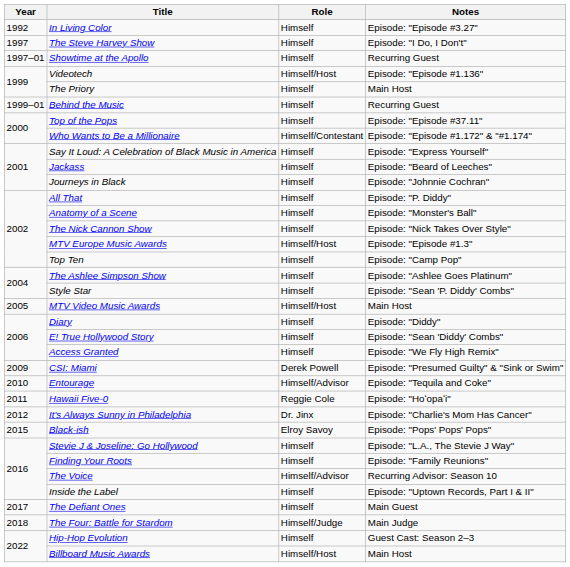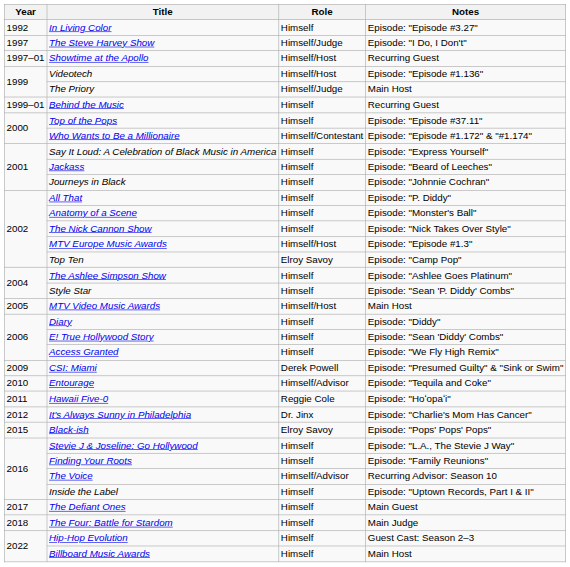(297, 43) Himself -> (312, 43) Himself/Judge
(297, 58) Himself -> (309, 58) Himself/Host
(297, 89) Himself -> (312, 89) Himself/Judge
(297, 259) Himself -> (307, 259) Elroy Savoy
(312, 523) Himself/Judge -> (297, 523) Himself
(309, 553) Himself/Host -> (297, 553) Himself
